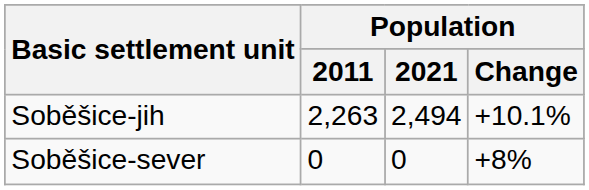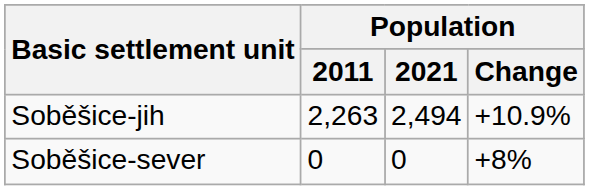(523, 116) +10.1% -> (523, 116) +10.9%
